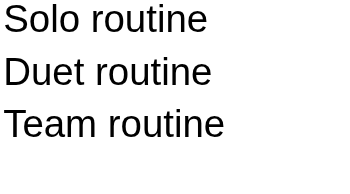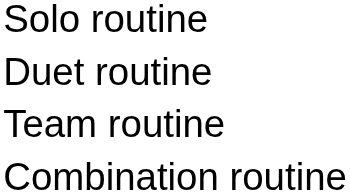+ row: (175, 177)
